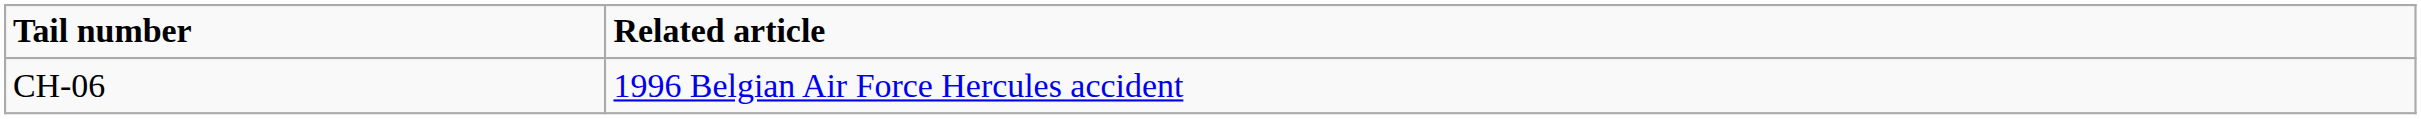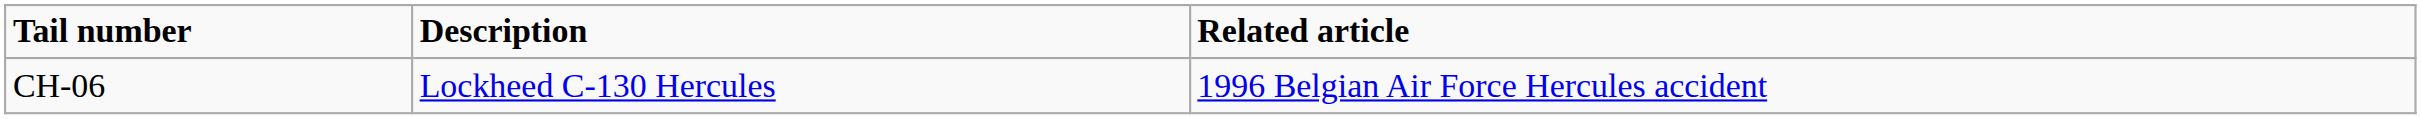+ column: (504, 31)
